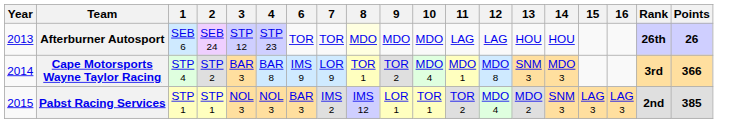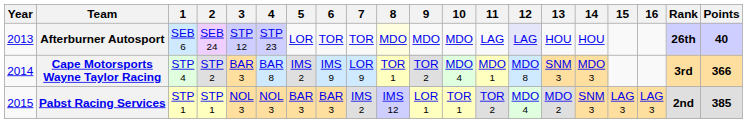+ column: (301, 14)
(496, 39) no background -> (525, 39) lavender background
(692, 39) 26 -> (721, 39) 40
